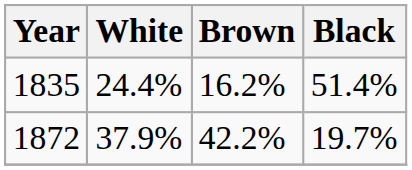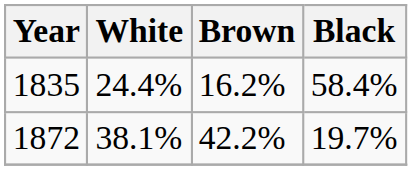(354, 84) 51.4% -> (354, 84) 58.4%
(139, 137) 37.9% -> (139, 137) 38.1%
